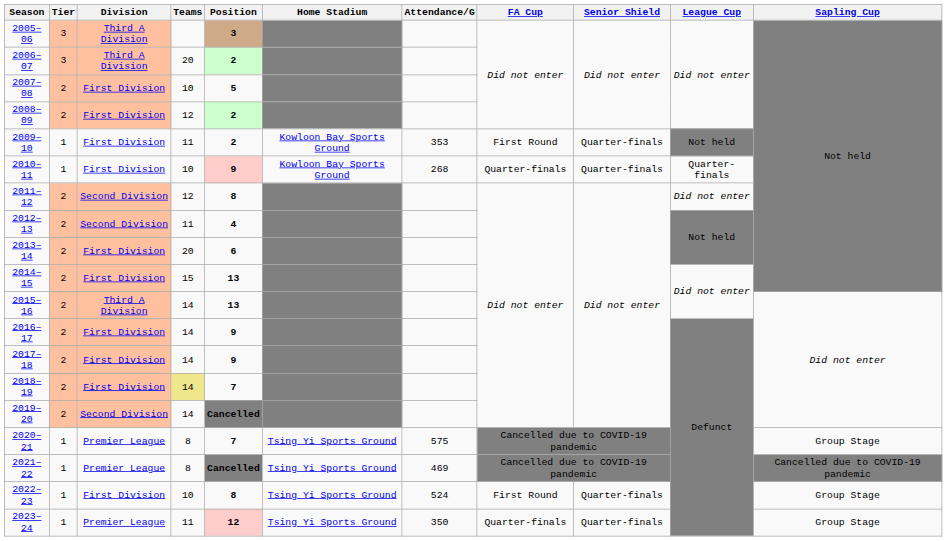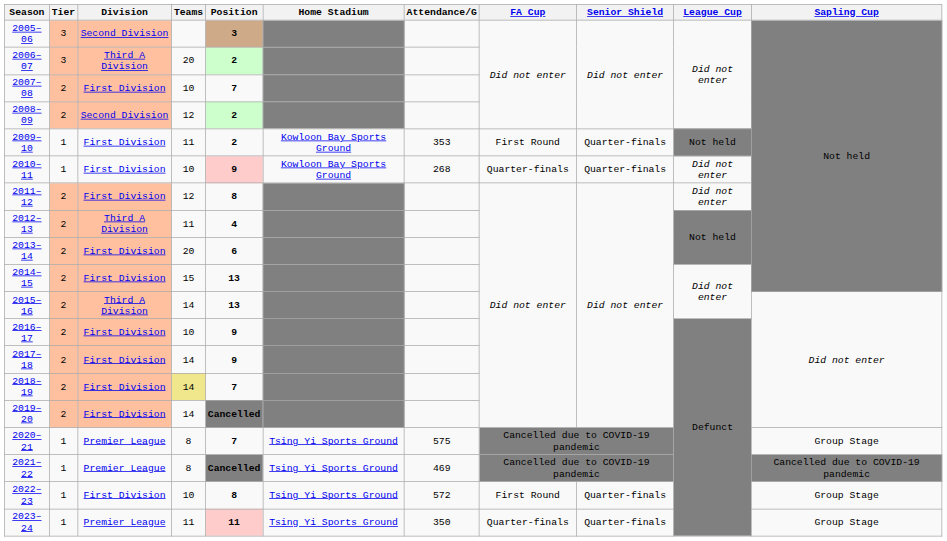(124, 34) Third A Division -> (125, 34) Second Division
(233, 88) 5 -> (234, 88) 7
(124, 115) First Division -> (125, 115) Second Division
(712, 170) Quarter-finals -> (713, 170) Did not enter
(124, 197) Second Division -> (125, 197) First Division
(124, 224) Second Division -> (125, 224) Third A Division
(188, 332) 14 -> (189, 332) 10
(124, 414) Second Division -> (125, 414) First Division
(440, 495) 524 -> (442, 495) 572
(233, 522) 12 -> (234, 522) 11
